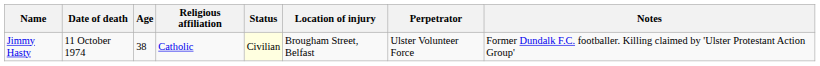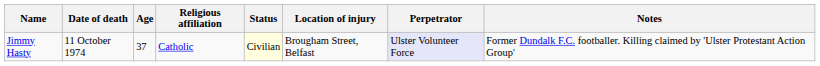(141, 46) 38 -> (141, 46) 37
(424, 46) no background -> (424, 46) lavender background
